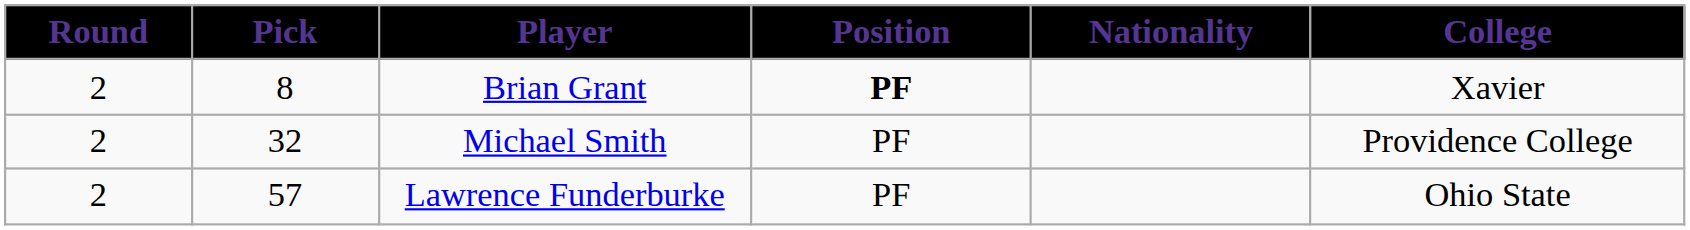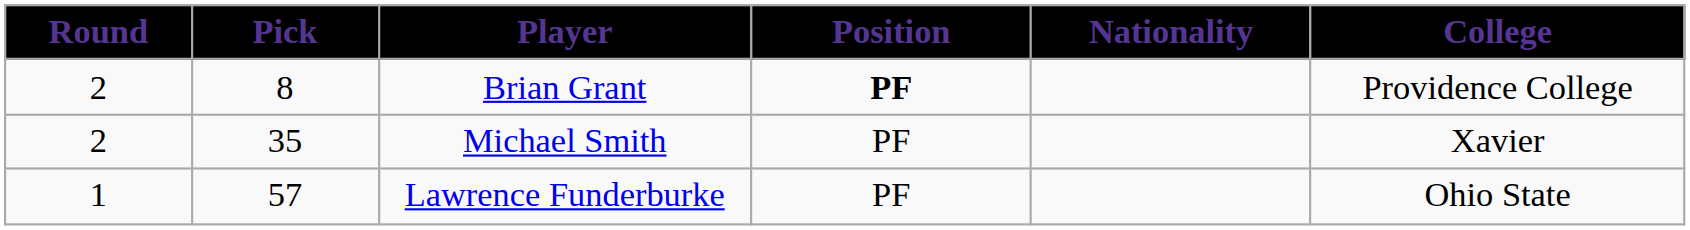(1498, 86) Xavier -> (1498, 86) Providence College
(285, 140) 32 -> (285, 140) 35
(1498, 140) Providence College -> (1498, 140) Xavier
(98, 195) 2 -> (98, 195) 1
